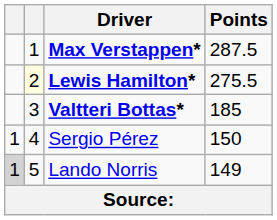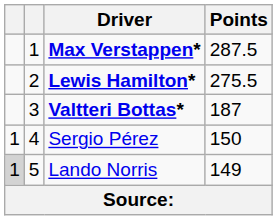(34, 79) lightyellow background -> (34, 79) no background
(226, 109) 185 -> (226, 109) 187
